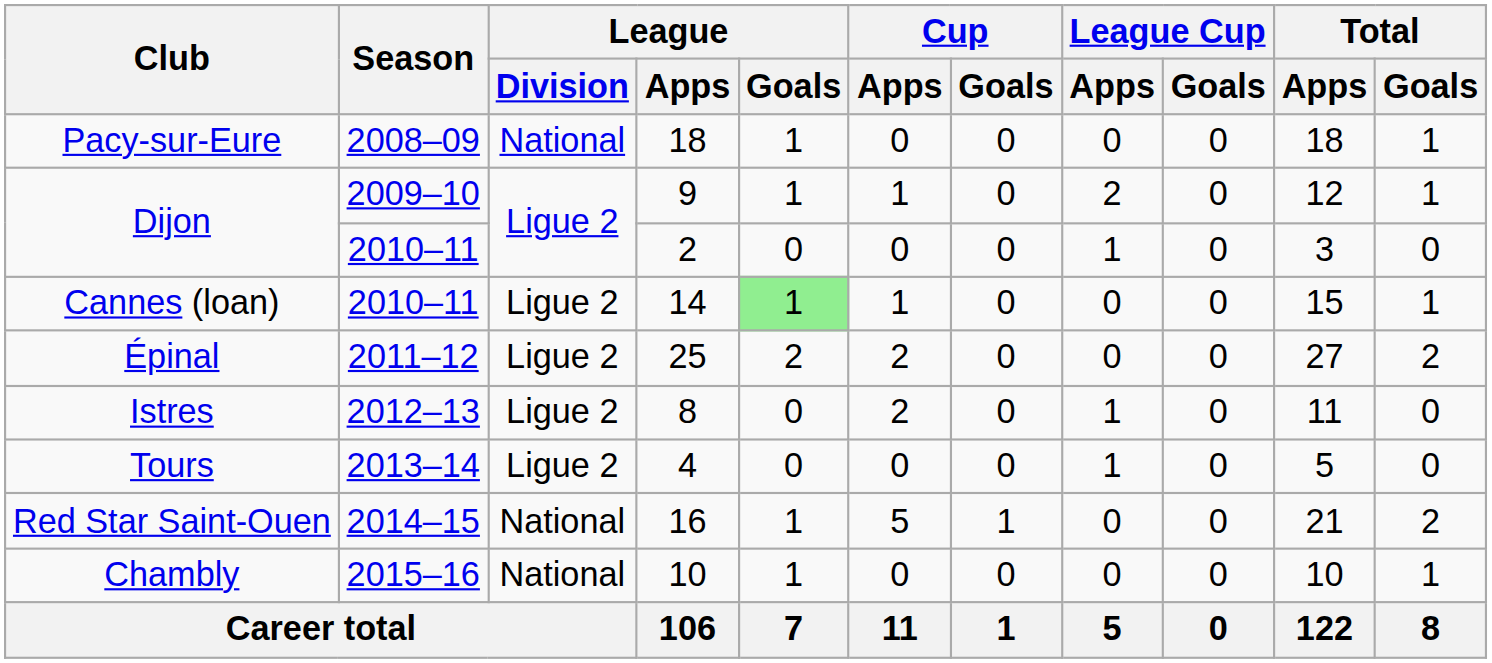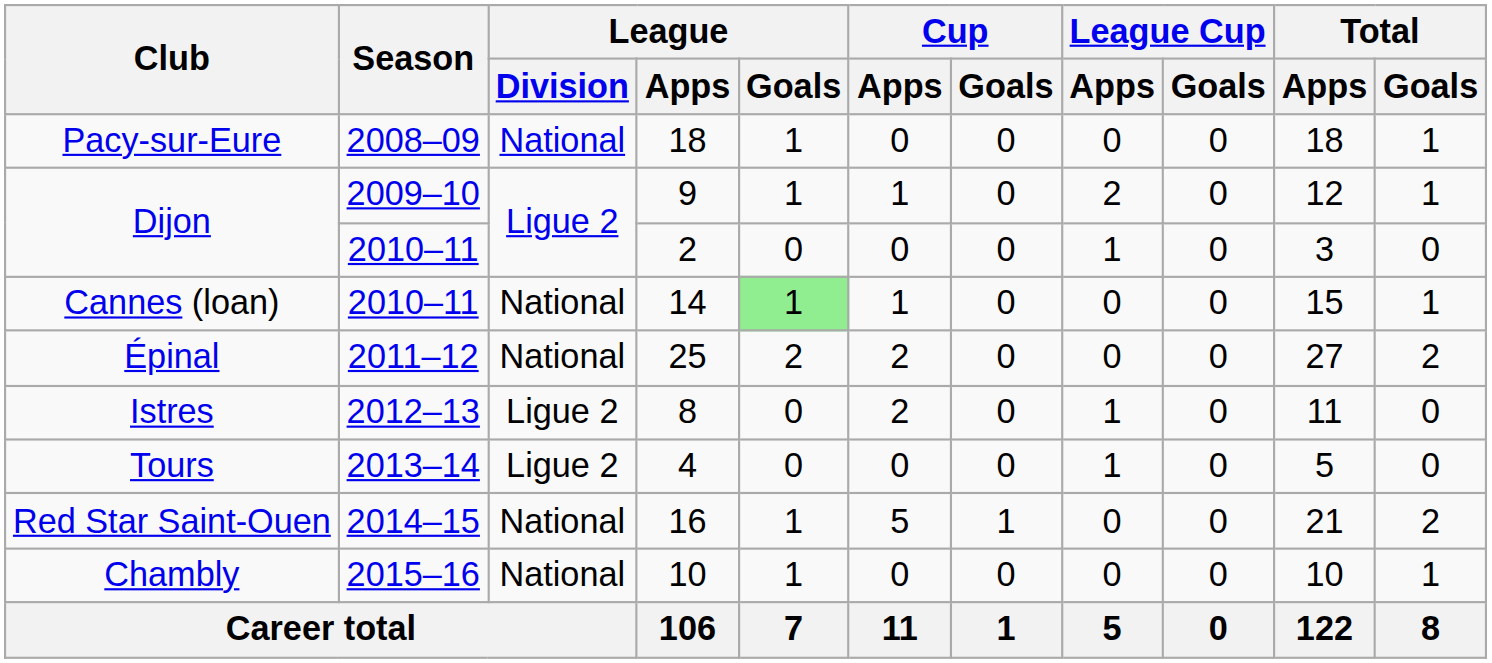(562, 303) Ligue 2 -> (562, 303) National
(562, 357) Ligue 2 -> (562, 357) National
